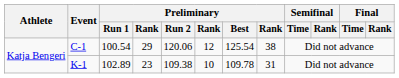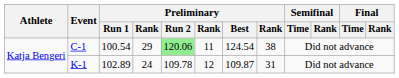(178, 47) no background -> (178, 47) lightgreen background
(209, 47) 12 -> (209, 47) 11
(240, 47) 125.54 -> (240, 47) 124.54
(147, 64) 23 -> (147, 64) 24
(178, 64) 109.38 -> (178, 64) 109.78
(209, 64) 10 -> (209, 64) 12
(240, 64) 109.78 -> (240, 64) 109.87
